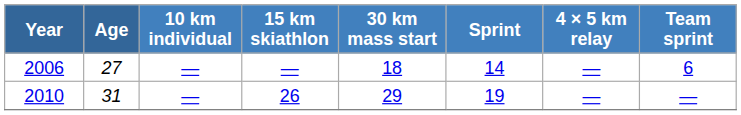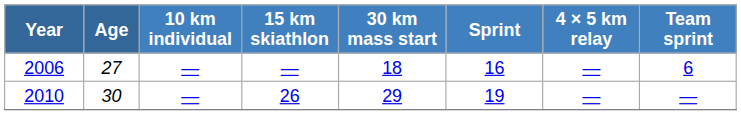(495, 67) 14 -> (495, 67) 16
(111, 96) 31 -> (111, 96) 30
